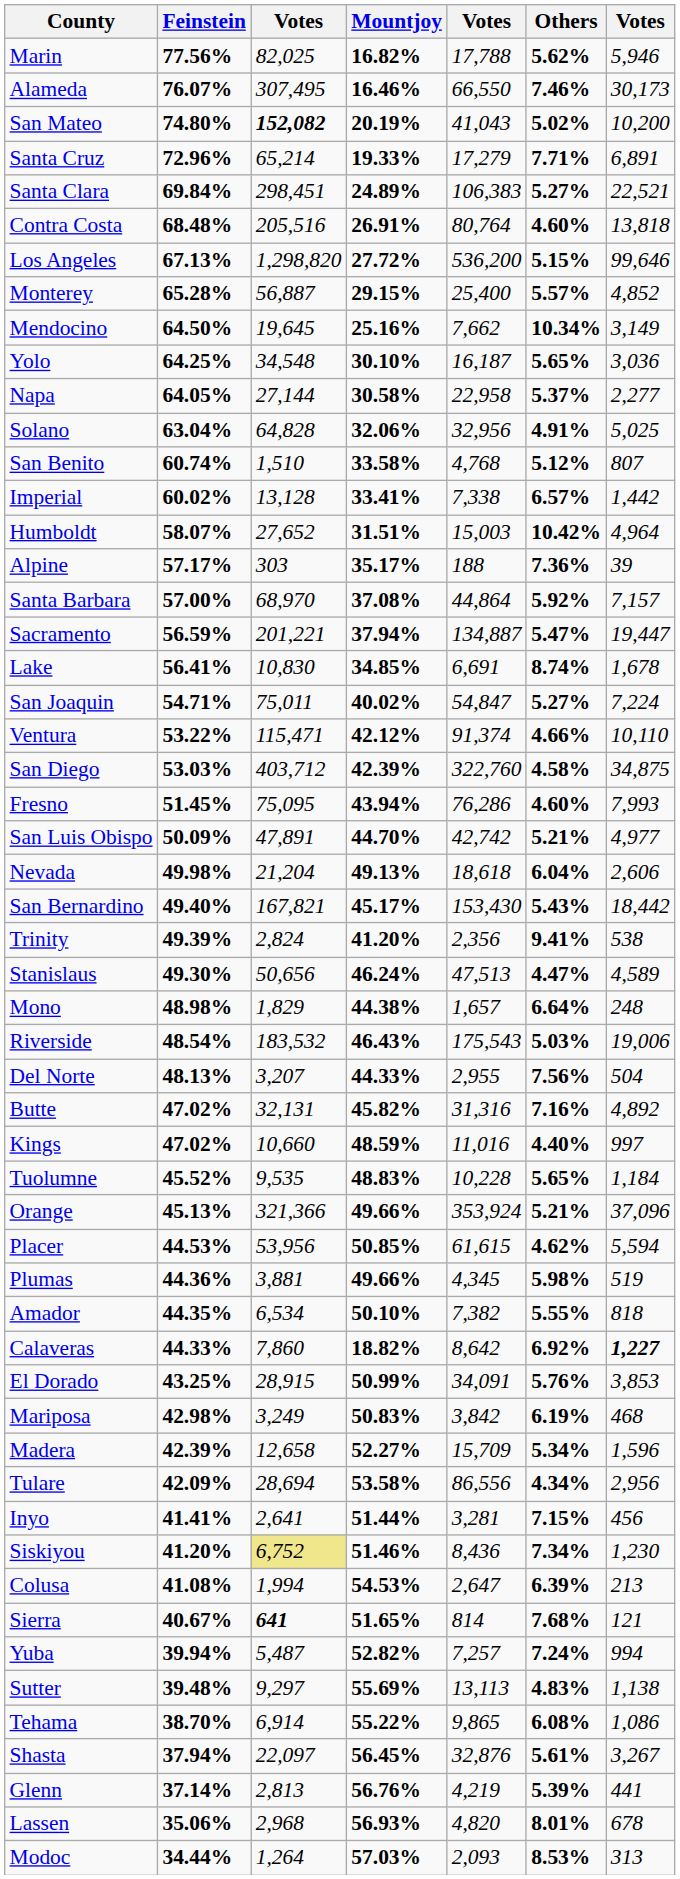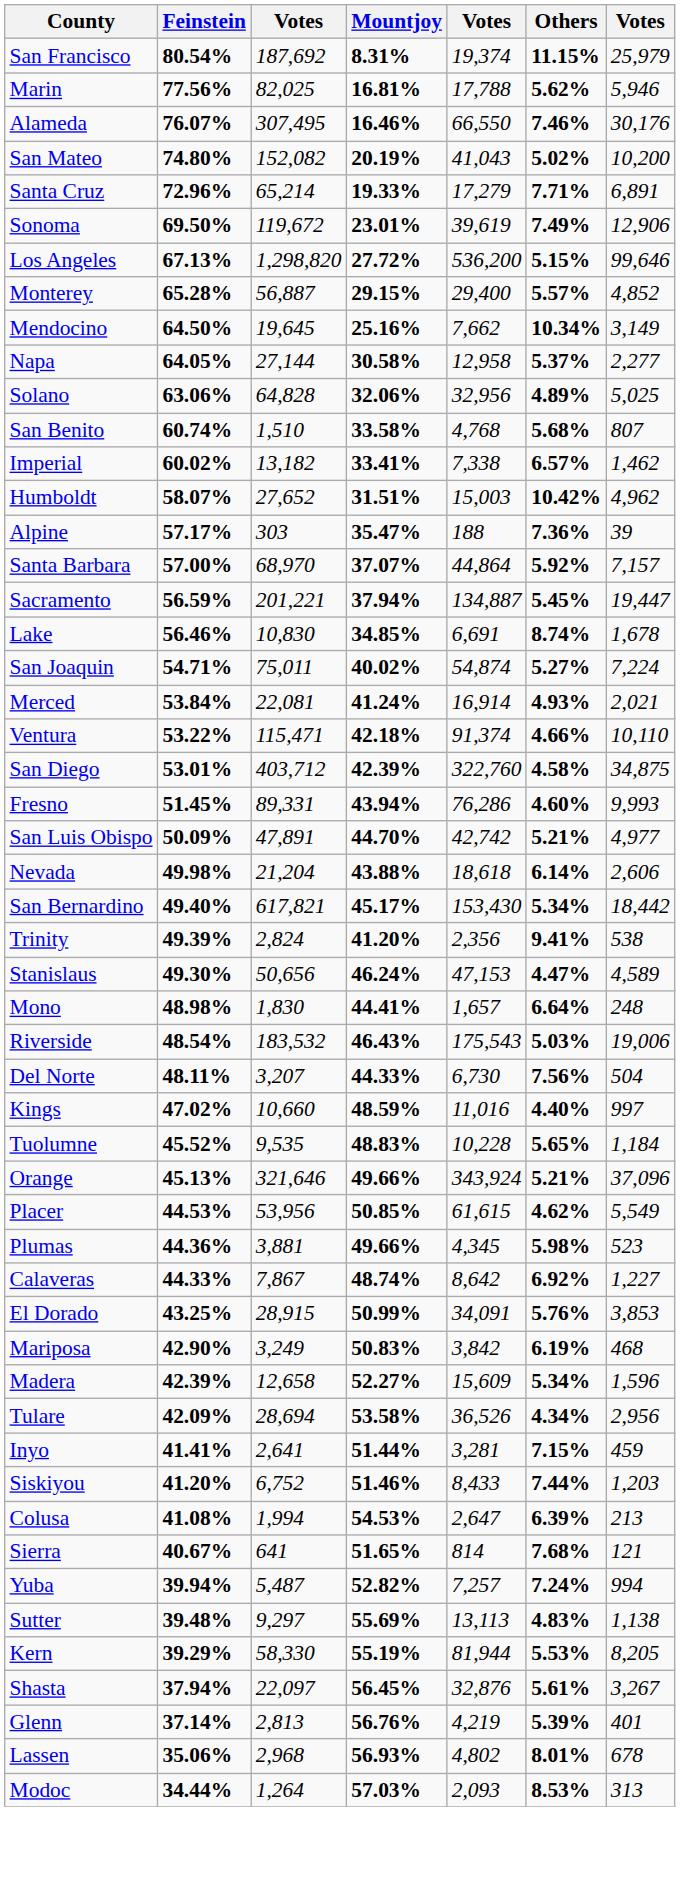+ row: (70, 55)
(386, 55) 16.82% -> (386, 89) 16.81%
(640, 89) 30,173 -> (640, 123) 30,176
(291, 123) bold -> (291, 157) normal
- row: (59, 191)
+ row: (45, 225)
- row: (66, 225)
(481, 293) 25,400 -> (481, 293) 29,400
- row: (30, 361)
(481, 395) 22,958 -> (481, 361) 12,958
(197, 429) 63.04% -> (197, 395) 63.06%
(561, 429) 4.91% -> (561, 395) 4.89%
(561, 463) 5.12% -> (561, 429) 5.68%
(285, 497) 13,128 -> (285, 463) 13,182
(635, 497) 1,442 -> (635, 463) 1,462
(635, 531) 4,964 -> (635, 497) 4,962
(386, 565) 35.17% -> (386, 531) 35.47%
(386, 599) 37.08% -> (386, 565) 37.07%
(561, 633) 5.47% -> (561, 599) 5.45%
(197, 667) 56.41% -> (197, 633) 56.46%
(481, 701) 54,847 -> (481, 667) 54,874
+ row: (42, 701)
(386, 735) 42.12% -> (386, 735) 42.18%
(197, 769) 53.03% -> (197, 769) 53.01%
(285, 803) 75,095 -> (285, 803) 89,331
(635, 803) 7,993 -> (635, 803) 9,993
(386, 871) 49.13% -> (386, 871) 43.88%
(561, 871) 6.04% -> (561, 871) 6.14%
(291, 905) 167,821 -> (291, 905) 617,821
(561, 905) 5.43% -> (561, 905) 5.34%
(481, 973) 47,513 -> (481, 973) 47,153
(280, 1007) 1,829 -> (280, 1007) 1,830
(386, 1007) 44.38% -> (386, 1007) 44.41%
(197, 1075) 48.13% -> (197, 1075) 48.11%
(476, 1075) 2,955 -> (476, 1075) 6,730
- row: (33, 1109)
(291, 1211) 321,366 -> (291, 1177) 321,646
(487, 1211) 353,924 -> (487, 1177) 343,924
(635, 1245) 5,594 -> (635, 1211) 5,549
(627, 1279) 519 -> (627, 1245) 523
- row: (45, 1313)
(280, 1347) 7,860 -> (280, 1279) 7,867
(386, 1347) 18.82% -> (386, 1279) 48.74%
(635, 1347) bold -> (635, 1279) normal
(197, 1415) 42.98% -> (197, 1347) 42.90%
(481, 1449) 15,709 -> (481, 1381) 15,609
(481, 1483) 86,556 -> (481, 1415) 36,526
(627, 1517) 456 -> (627, 1449) 459
(280, 1551) khaki background -> (280, 1483) no background
(476, 1551) 8,436 -> (476, 1483) 8,433
(561, 1551) 7.34% -> (561, 1483) 7.44%
(635, 1551) 1,230 -> (635, 1483) 1,203
(272, 1619) bold -> (272, 1551) normal
+ row: (31, 1653)
- row: (43, 1721)
(627, 1789) 441 -> (627, 1721) 401
(476, 1823) 4,820 -> (476, 1755) 4,802
